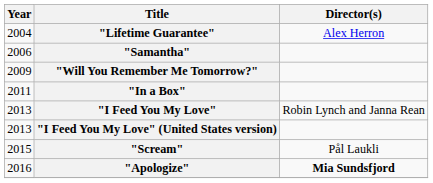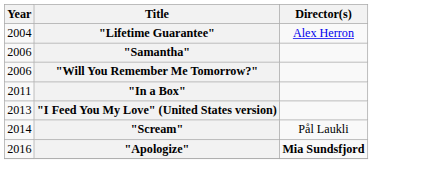(19, 71) 2009 -> (19, 71) 2006
- row: (157, 110)
(19, 149) 2015 -> (19, 129) 2014
